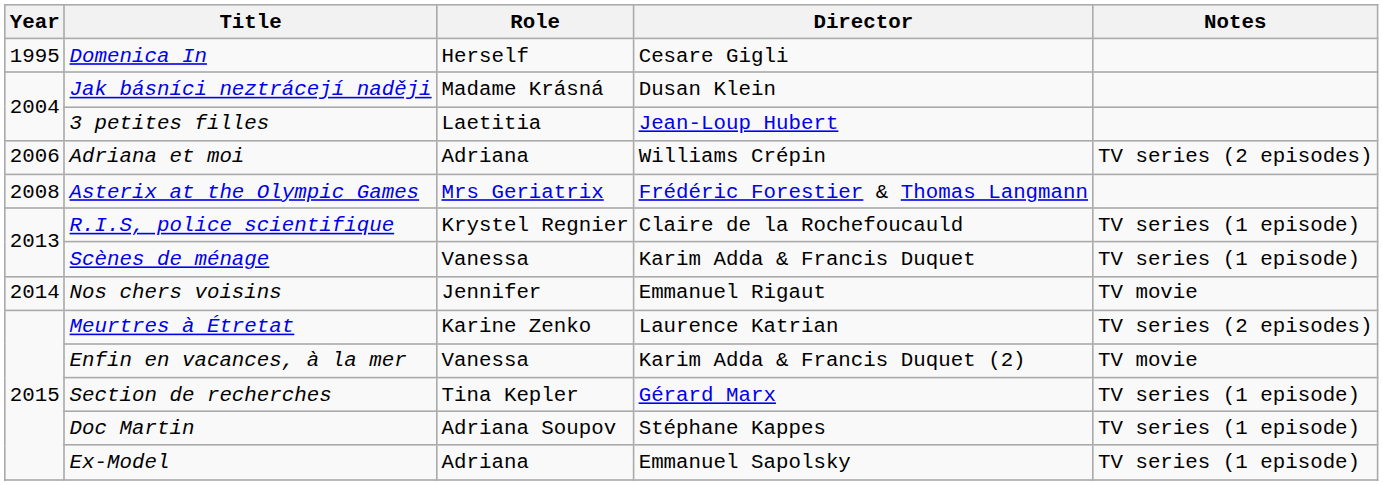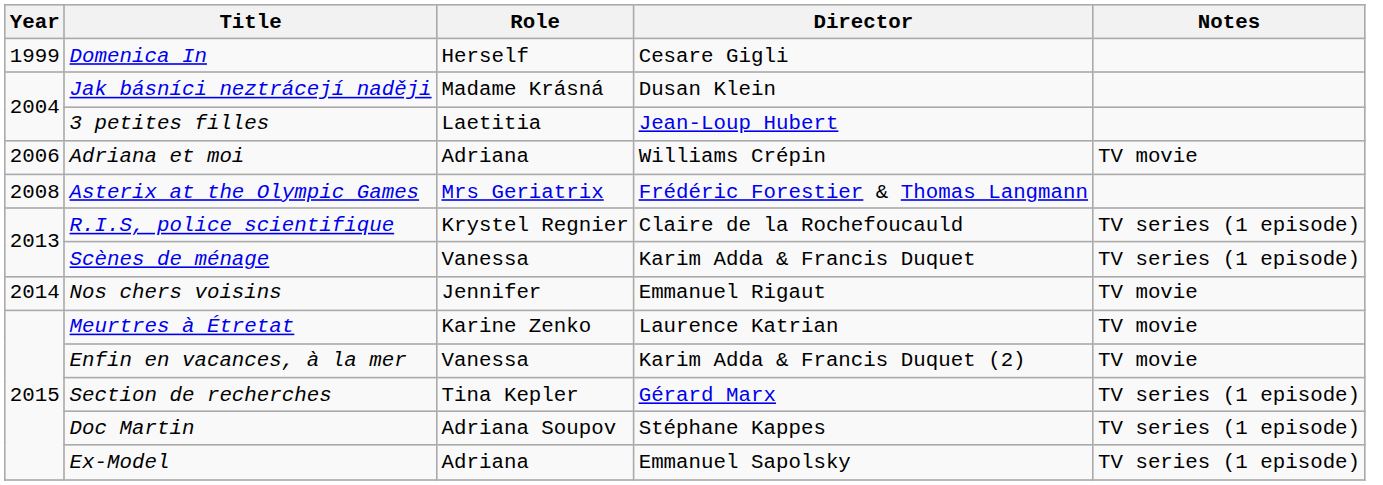(35, 56) 1995 -> (35, 56) 1999
(1235, 157) TV series (2 episodes) -> (1148, 157) TV movie
(1235, 327) TV series (2 episodes) -> (1148, 327) TV movie
